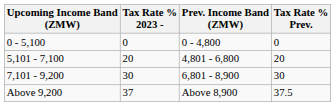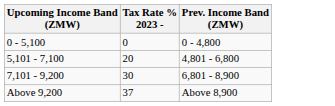- column: (301, 19)
